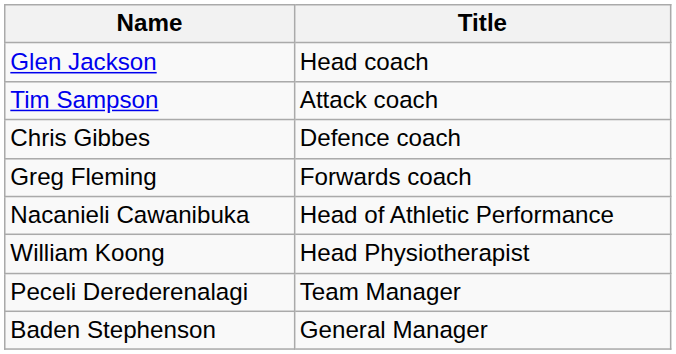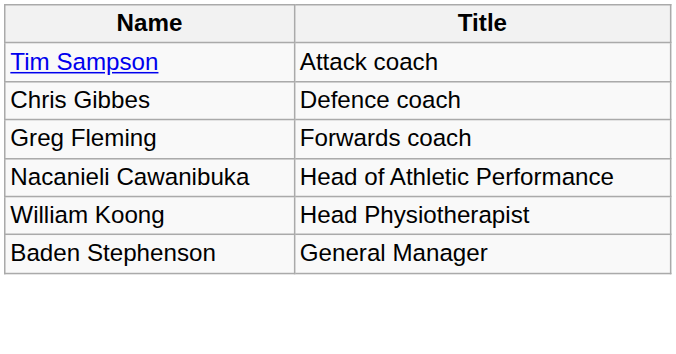- row: (84, 61)
- row: (129, 291)
